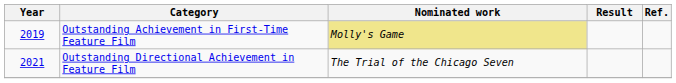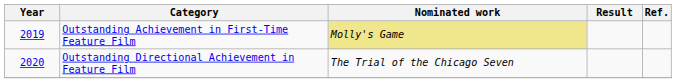(32, 63) 2021 -> (32, 63) 2020
